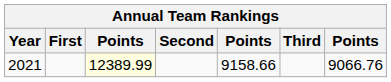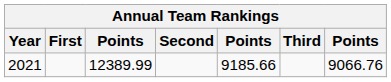(120, 64) lightyellow background -> (120, 64) no background
(249, 64) 9158.66 -> (249, 64) 9185.66
